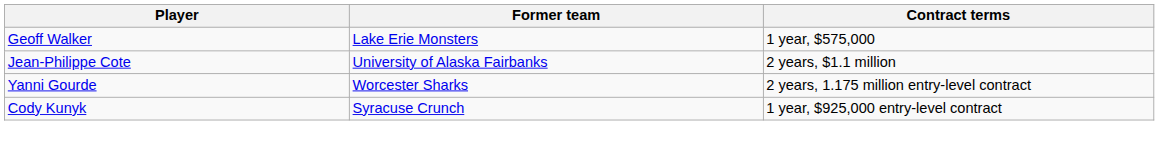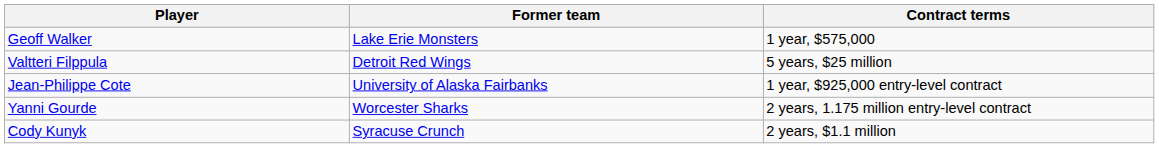+ row: (57, 62)
(831, 62) 2 years, $1.1 million -> (884, 85) 1 year, $925,000 entry-level contract
(884, 108) 1 year, $925,000 entry-level contract -> (831, 131) 2 years, $1.1 million
